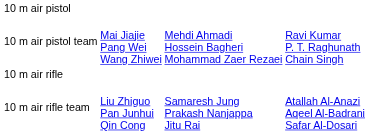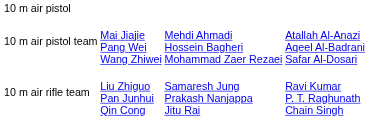(323, 48) Ravi Kumar P. T. Raghunath Chain Singh -> (325, 48) Atallah Al-Anazi Aqeel Al-Badrani Safar Al-Dosari
- row: (34, 74)
(325, 113) Atallah Al-Anazi Aqeel Al-Badrani Safar Al-Dosari -> (323, 98) Ravi Kumar P. T. Raghunath Chain Singh
